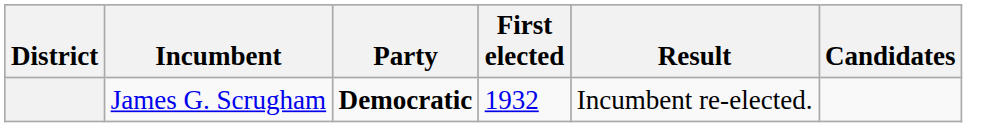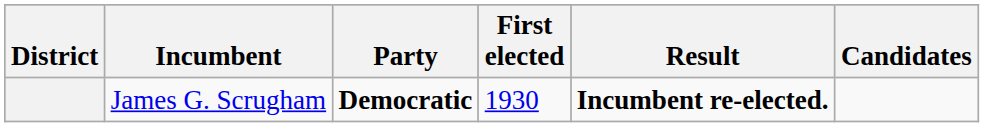(512, 99) 1932 -> (512, 99) 1930
(695, 99) normal -> (703, 99) bold
